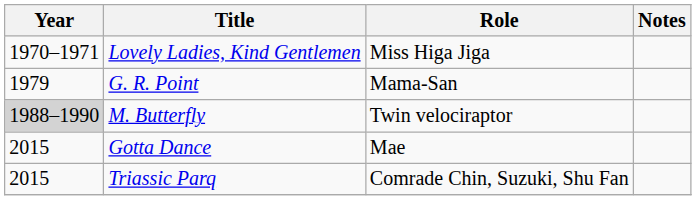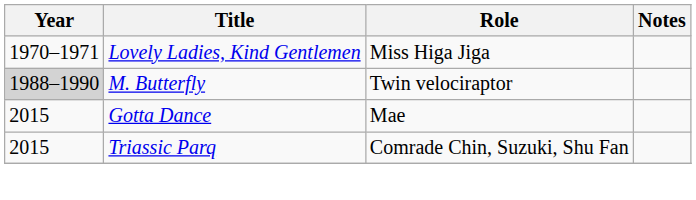- row: (153, 83)
